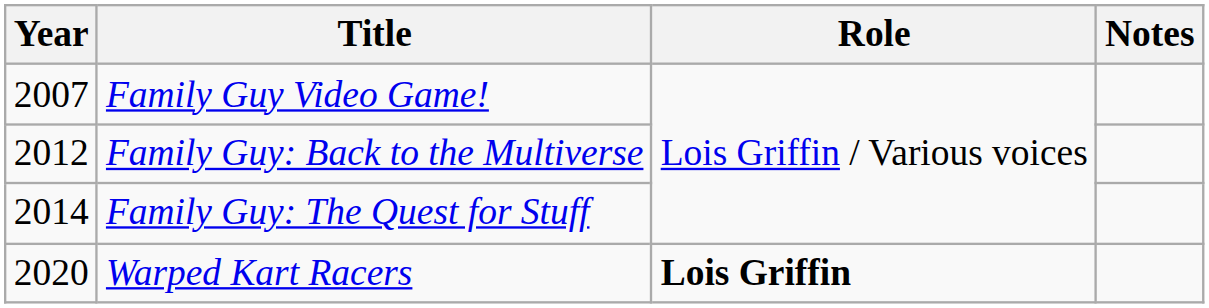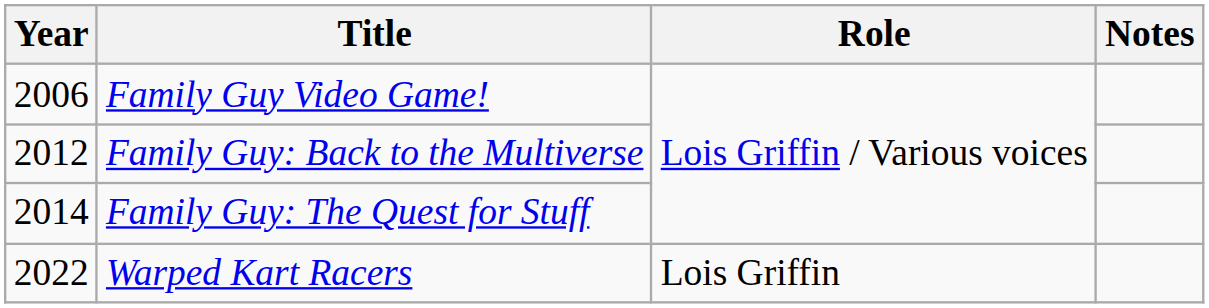(51, 93) 2007 -> (51, 93) 2006
(51, 271) 2020 -> (51, 271) 2022
(756, 271) bold -> (750, 271) normal
